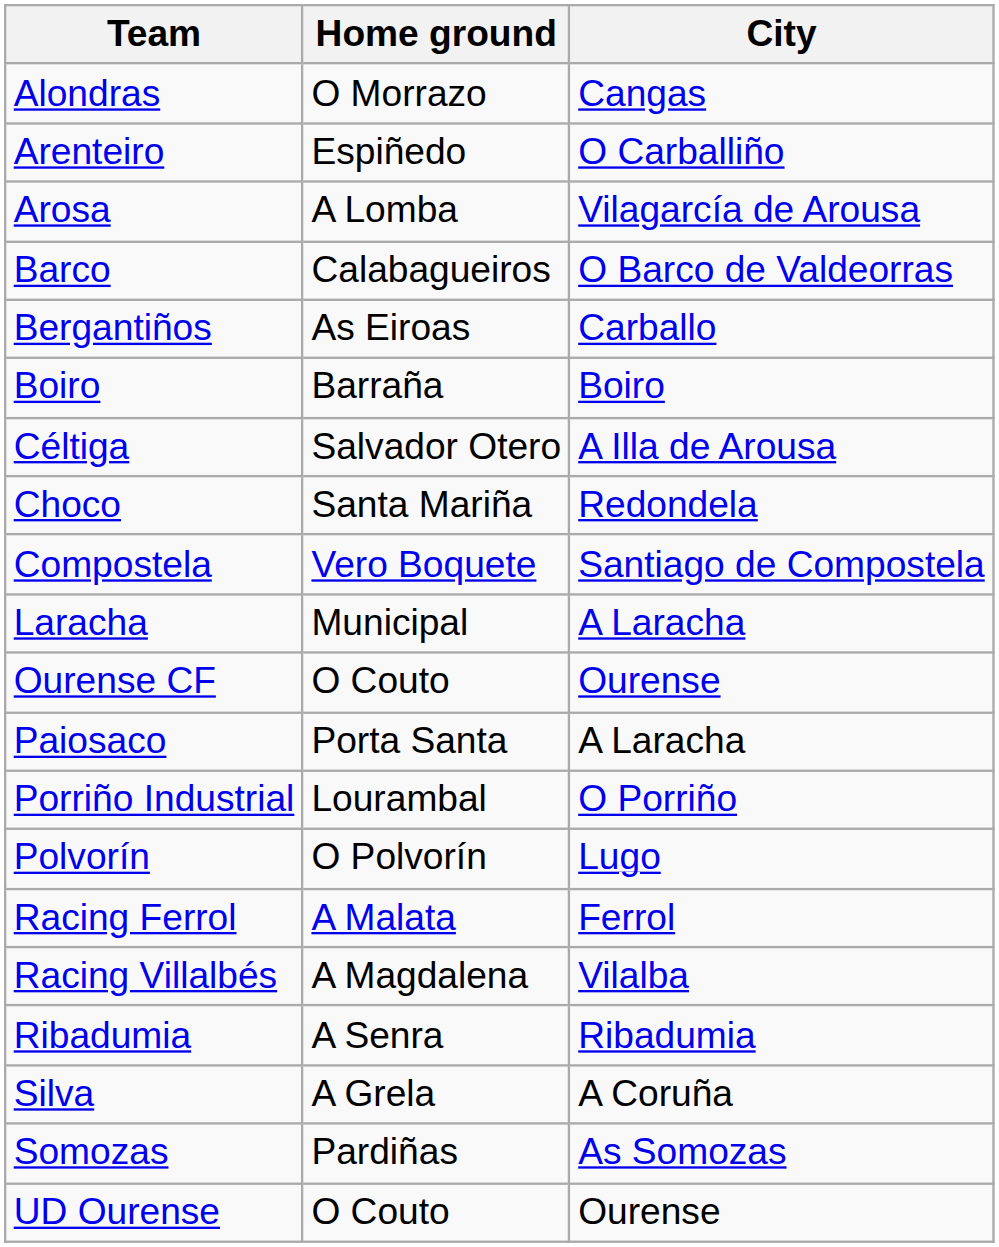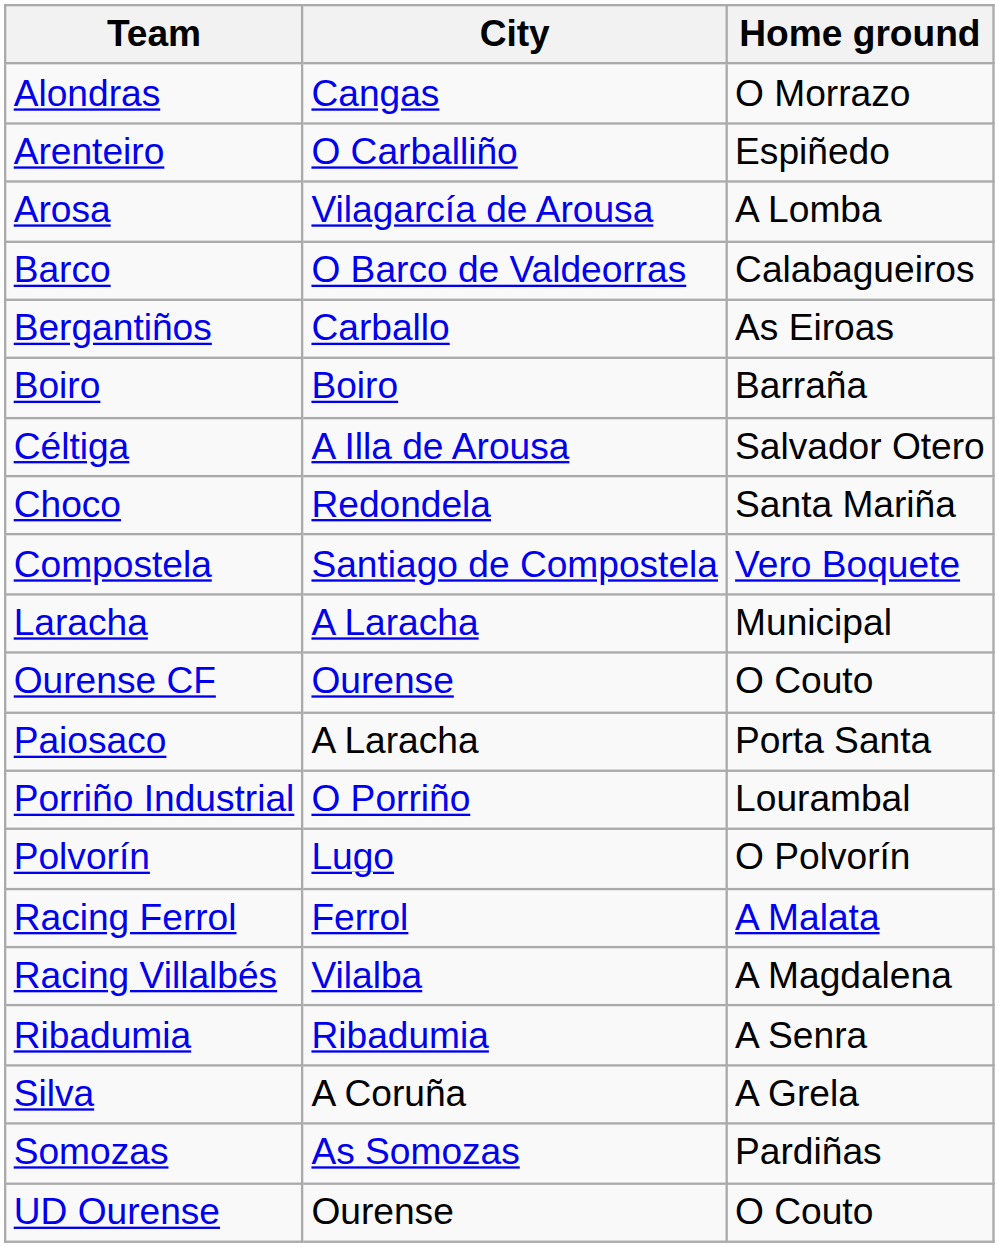columns swapped: (781, 33) <-> (436, 33)
